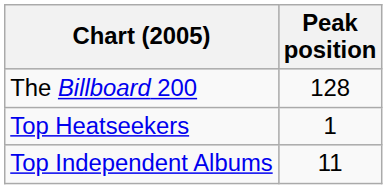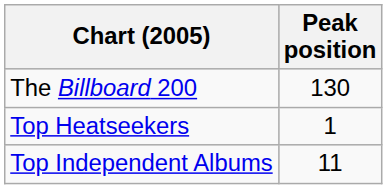(330, 88) 128 -> (330, 88) 130
